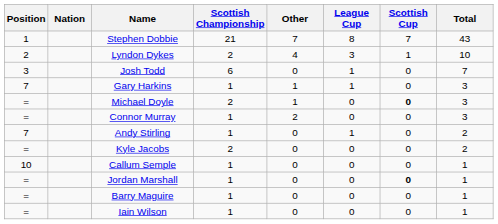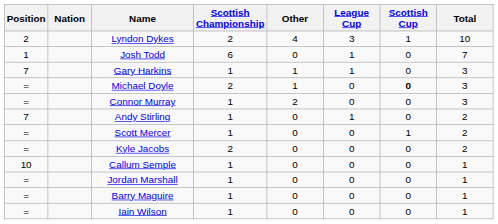- row: (143, 39)
(26, 70) 3 -> (26, 55) 1
+ row: (143, 133)
(408, 180) bold -> (408, 180) normal
